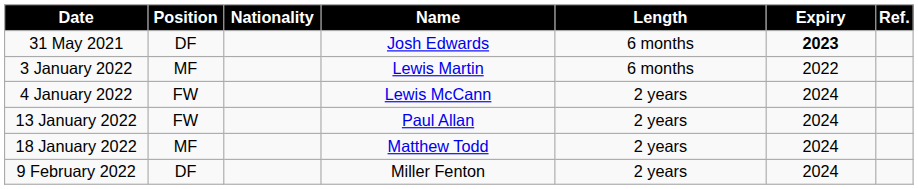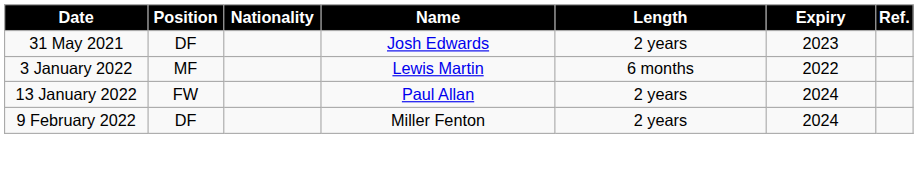(660, 44) 6 months -> (660, 44) 2 years
(821, 44) bold -> (821, 44) normal
- row: (76, 95)
- row: (76, 146)
